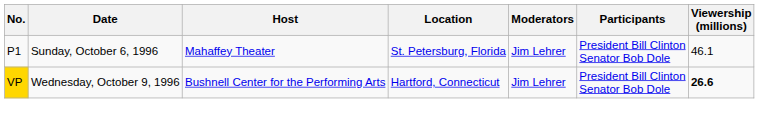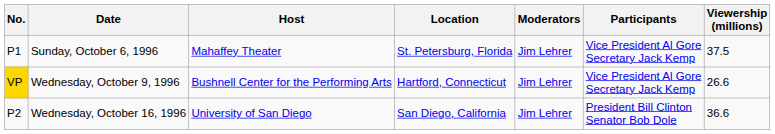(632, 51) President Bill Clinton Senator Bob Dole -> (644, 51) Vice President Al Gore Secretary Jack Kemp
(702, 51) 46.1 -> (718, 51) 37.5
(632, 82) President Bill Clinton Senator Bob Dole -> (644, 82) Vice President Al Gore Secretary Jack Kemp
(702, 82) bold -> (718, 82) normal
+ row: (108, 113)
